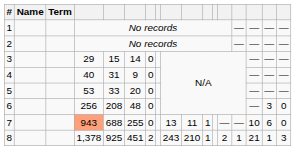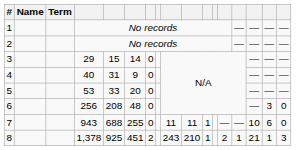(89, 122) lightsalmon background -> (89, 122) no background
(171, 122) 13 -> (171, 122) 11
